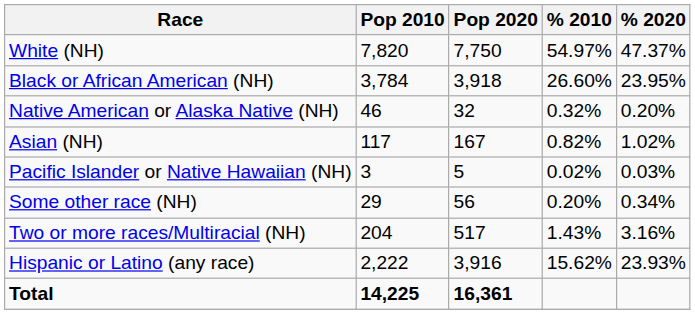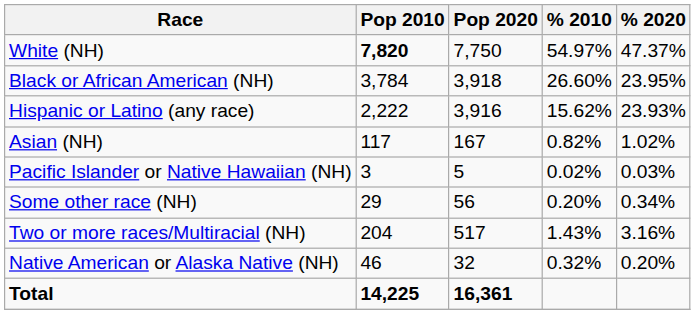(384, 50) normal -> (384, 50) bold
rows swapped: (174, 111) <-> (132, 263)
